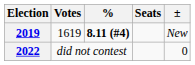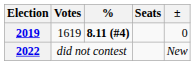(177, 32) New -> (185, 32) 0
(185, 51) 0 -> (177, 51) New
